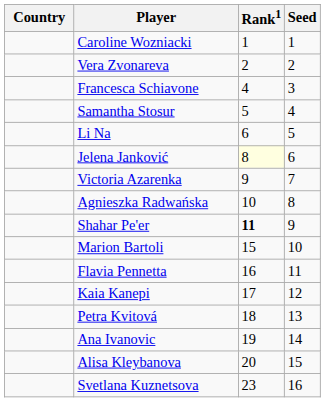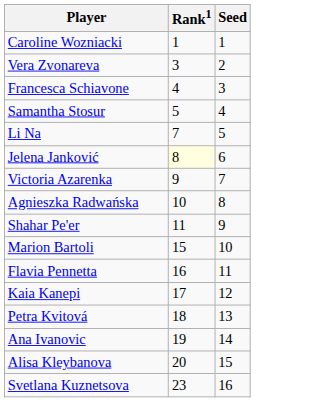- column: (39, 17)
(245, 65) 2 -> (176, 65) 3
(245, 134) 6 -> (176, 134) 7
(248, 225) bold -> (179, 225) normal
